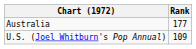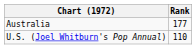(180, 37) 109 -> (180, 37) 110
